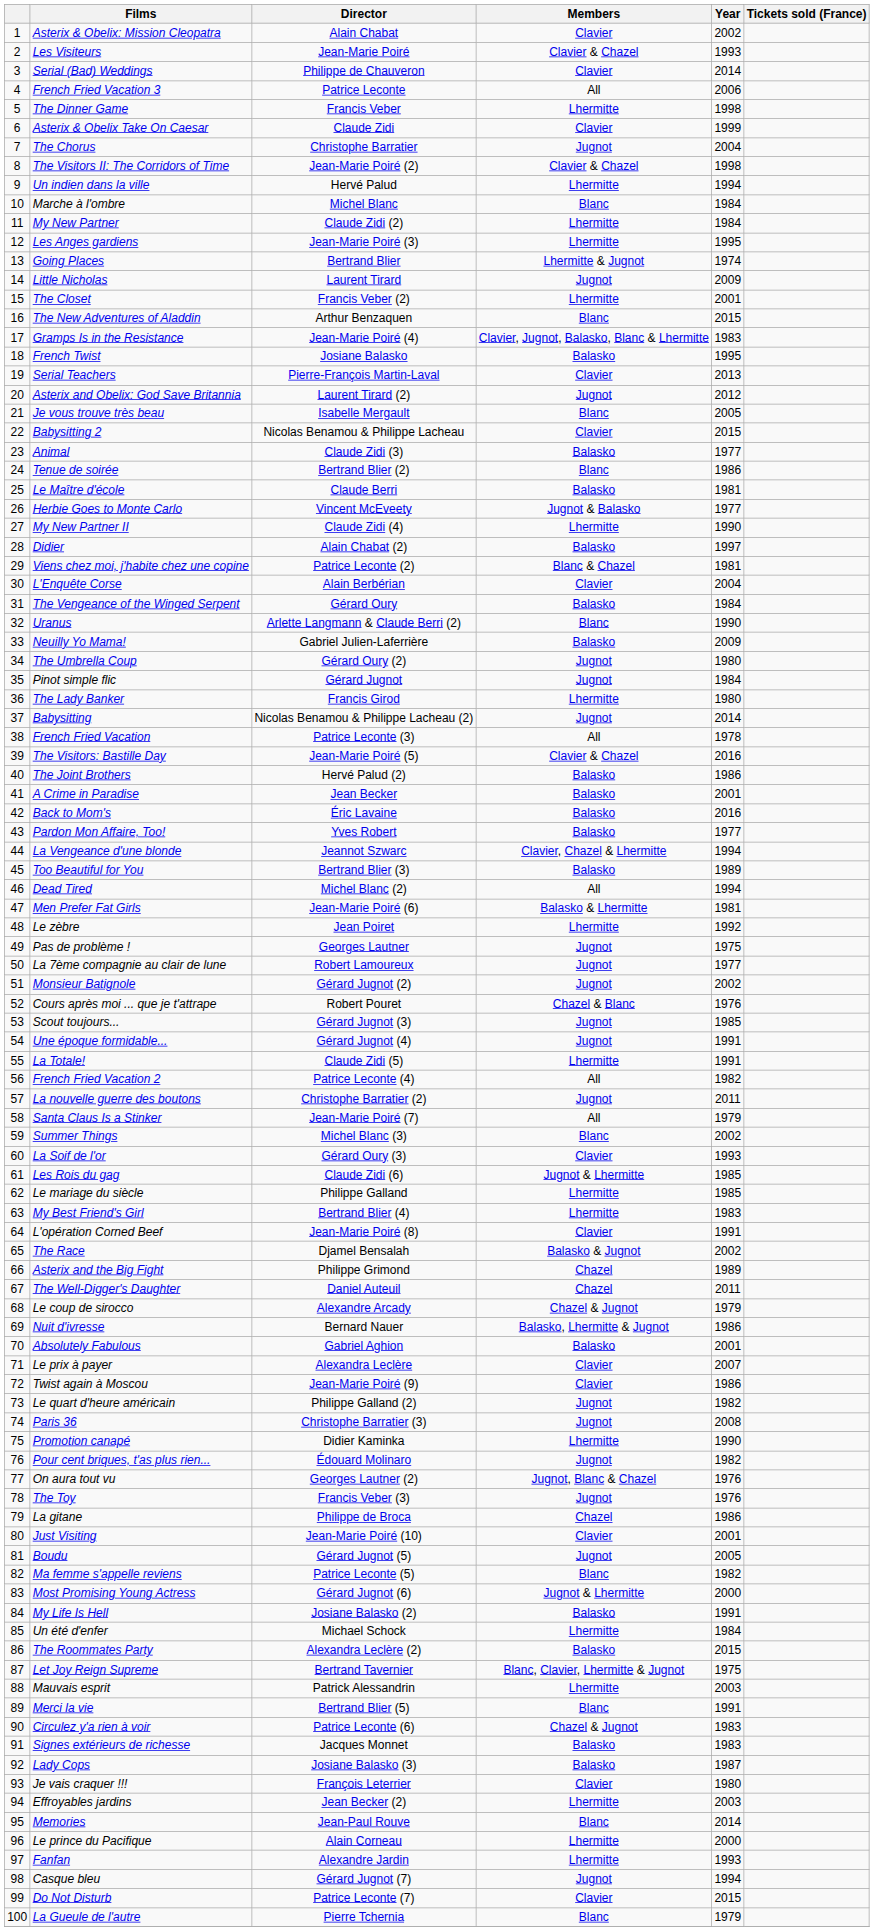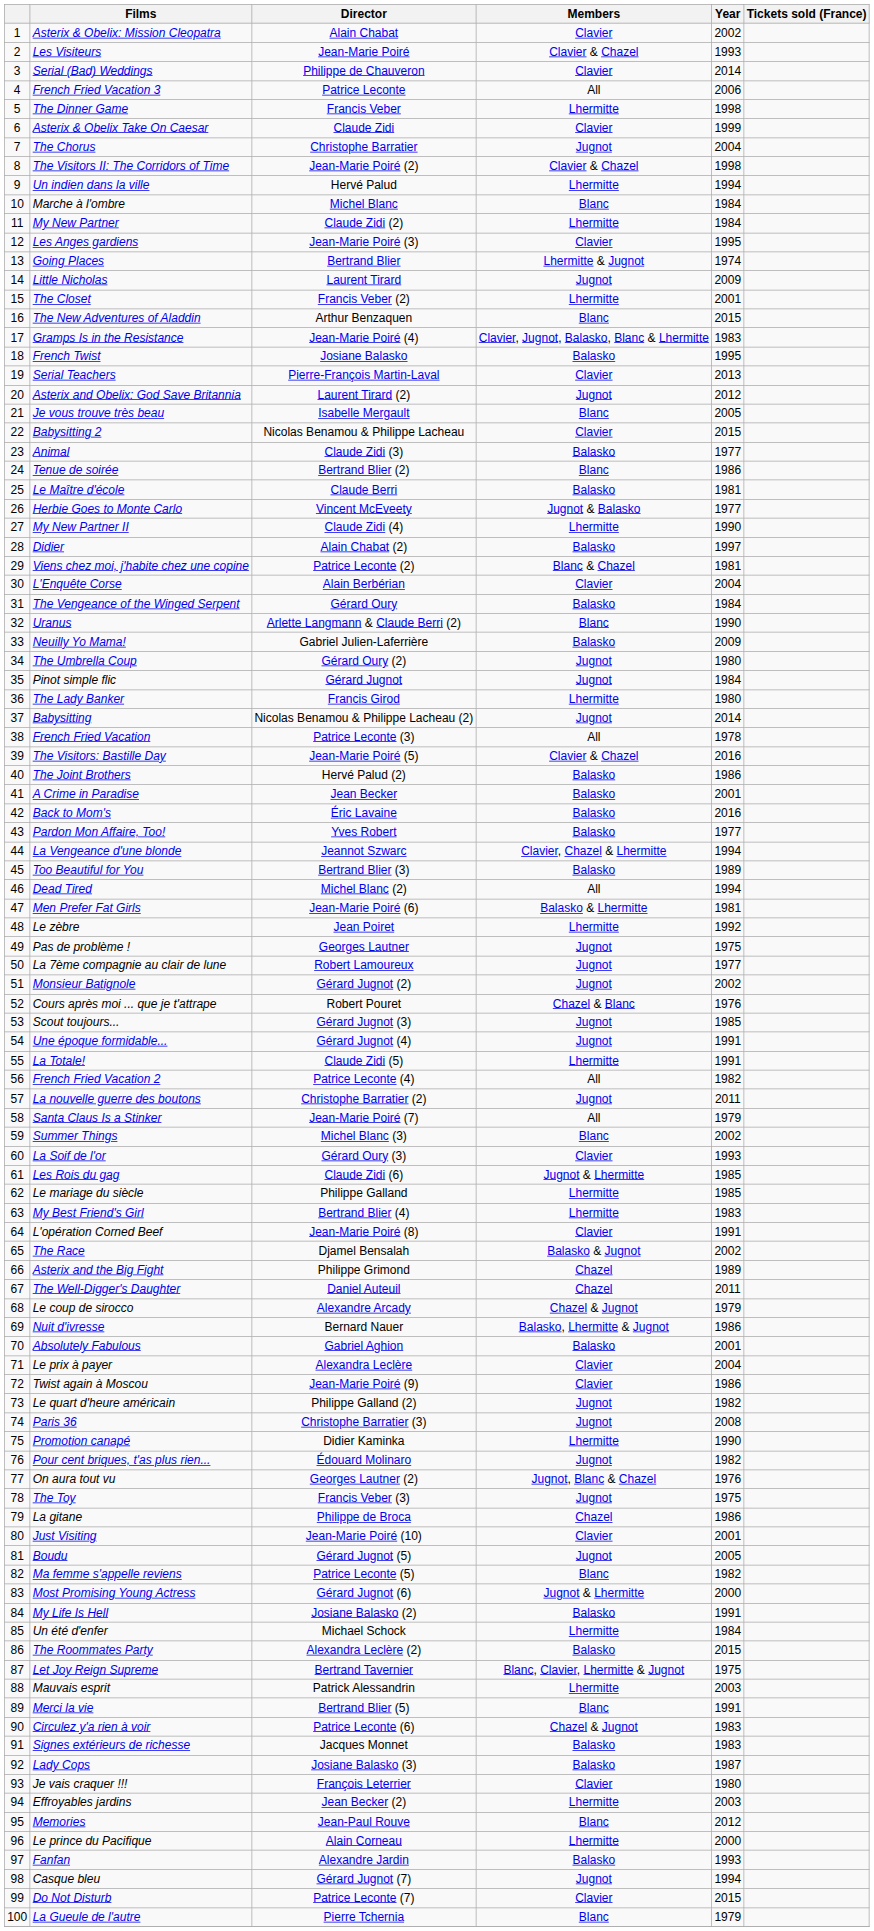(594, 242) Lhermitte -> (594, 242) Clavier
(728, 1365) 2007 -> (728, 1365) 2004
(728, 1498) 1976 -> (728, 1498) 1975
(728, 1821) 2014 -> (728, 1821) 2012
(594, 1860) Lhermitte -> (594, 1860) Balasko
